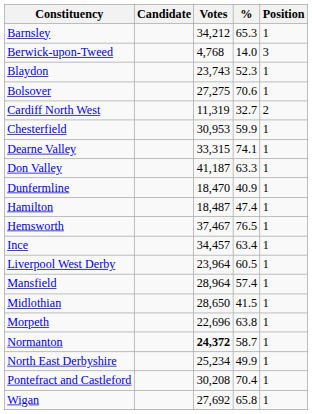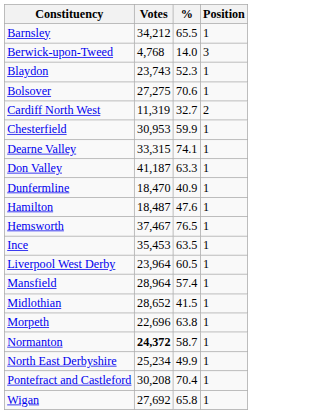- column: (164, 14)
(246, 33) 65.3 -> (187, 33) 65.5
(246, 206) 47.4 -> (187, 206) 47.6
(213, 245) 34,457 -> (154, 245) 35,453
(246, 245) 63.4 -> (187, 245) 63.5
(213, 303) 28,650 -> (154, 303) 28,652
